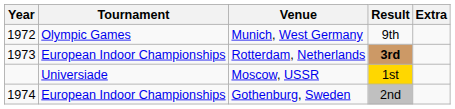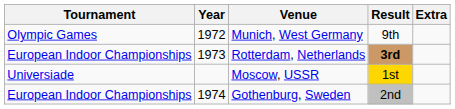columns swapped: (21, 15) <-> (133, 15)
